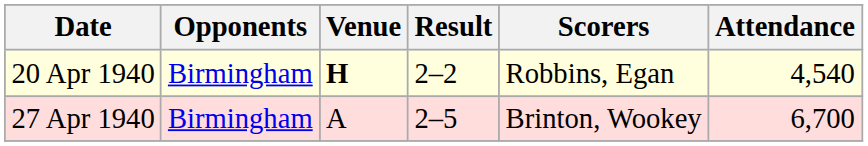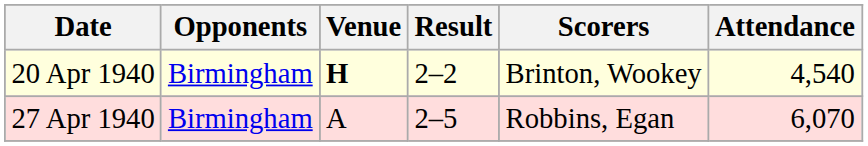(590, 72) Robbins, Egan -> (604, 72) Brinton, Wookey
(604, 118) Brinton, Wookey -> (590, 118) Robbins, Egan
(823, 118) 6,700 -> (823, 118) 6,070
